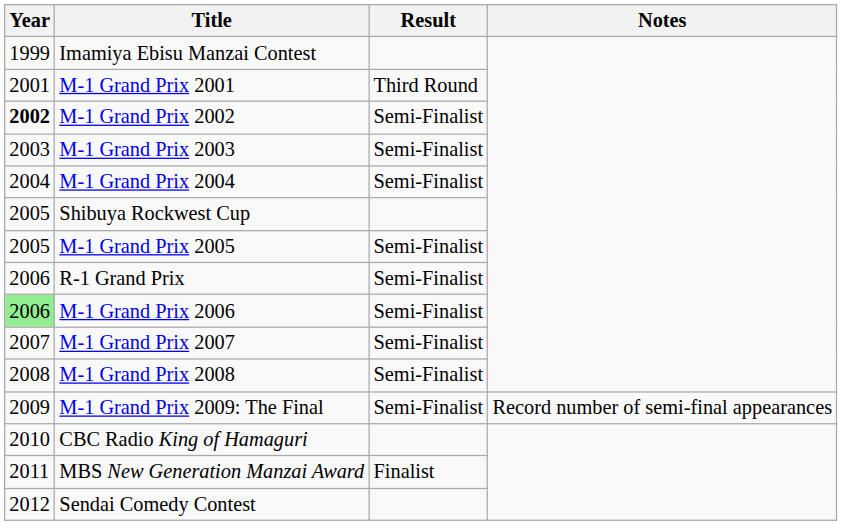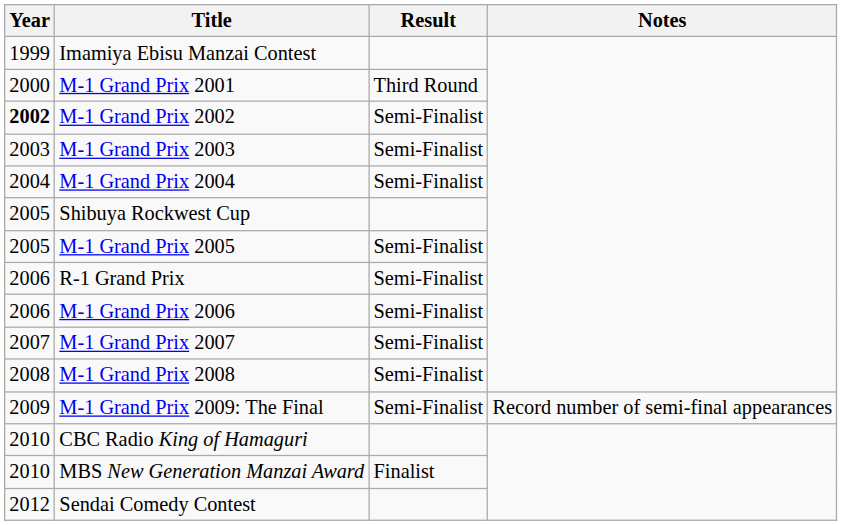(30, 85) 2001 -> (30, 85) 2000
(30, 310) lightgreen background -> (30, 310) no background
(29, 471) 2011 -> (30, 471) 2010
